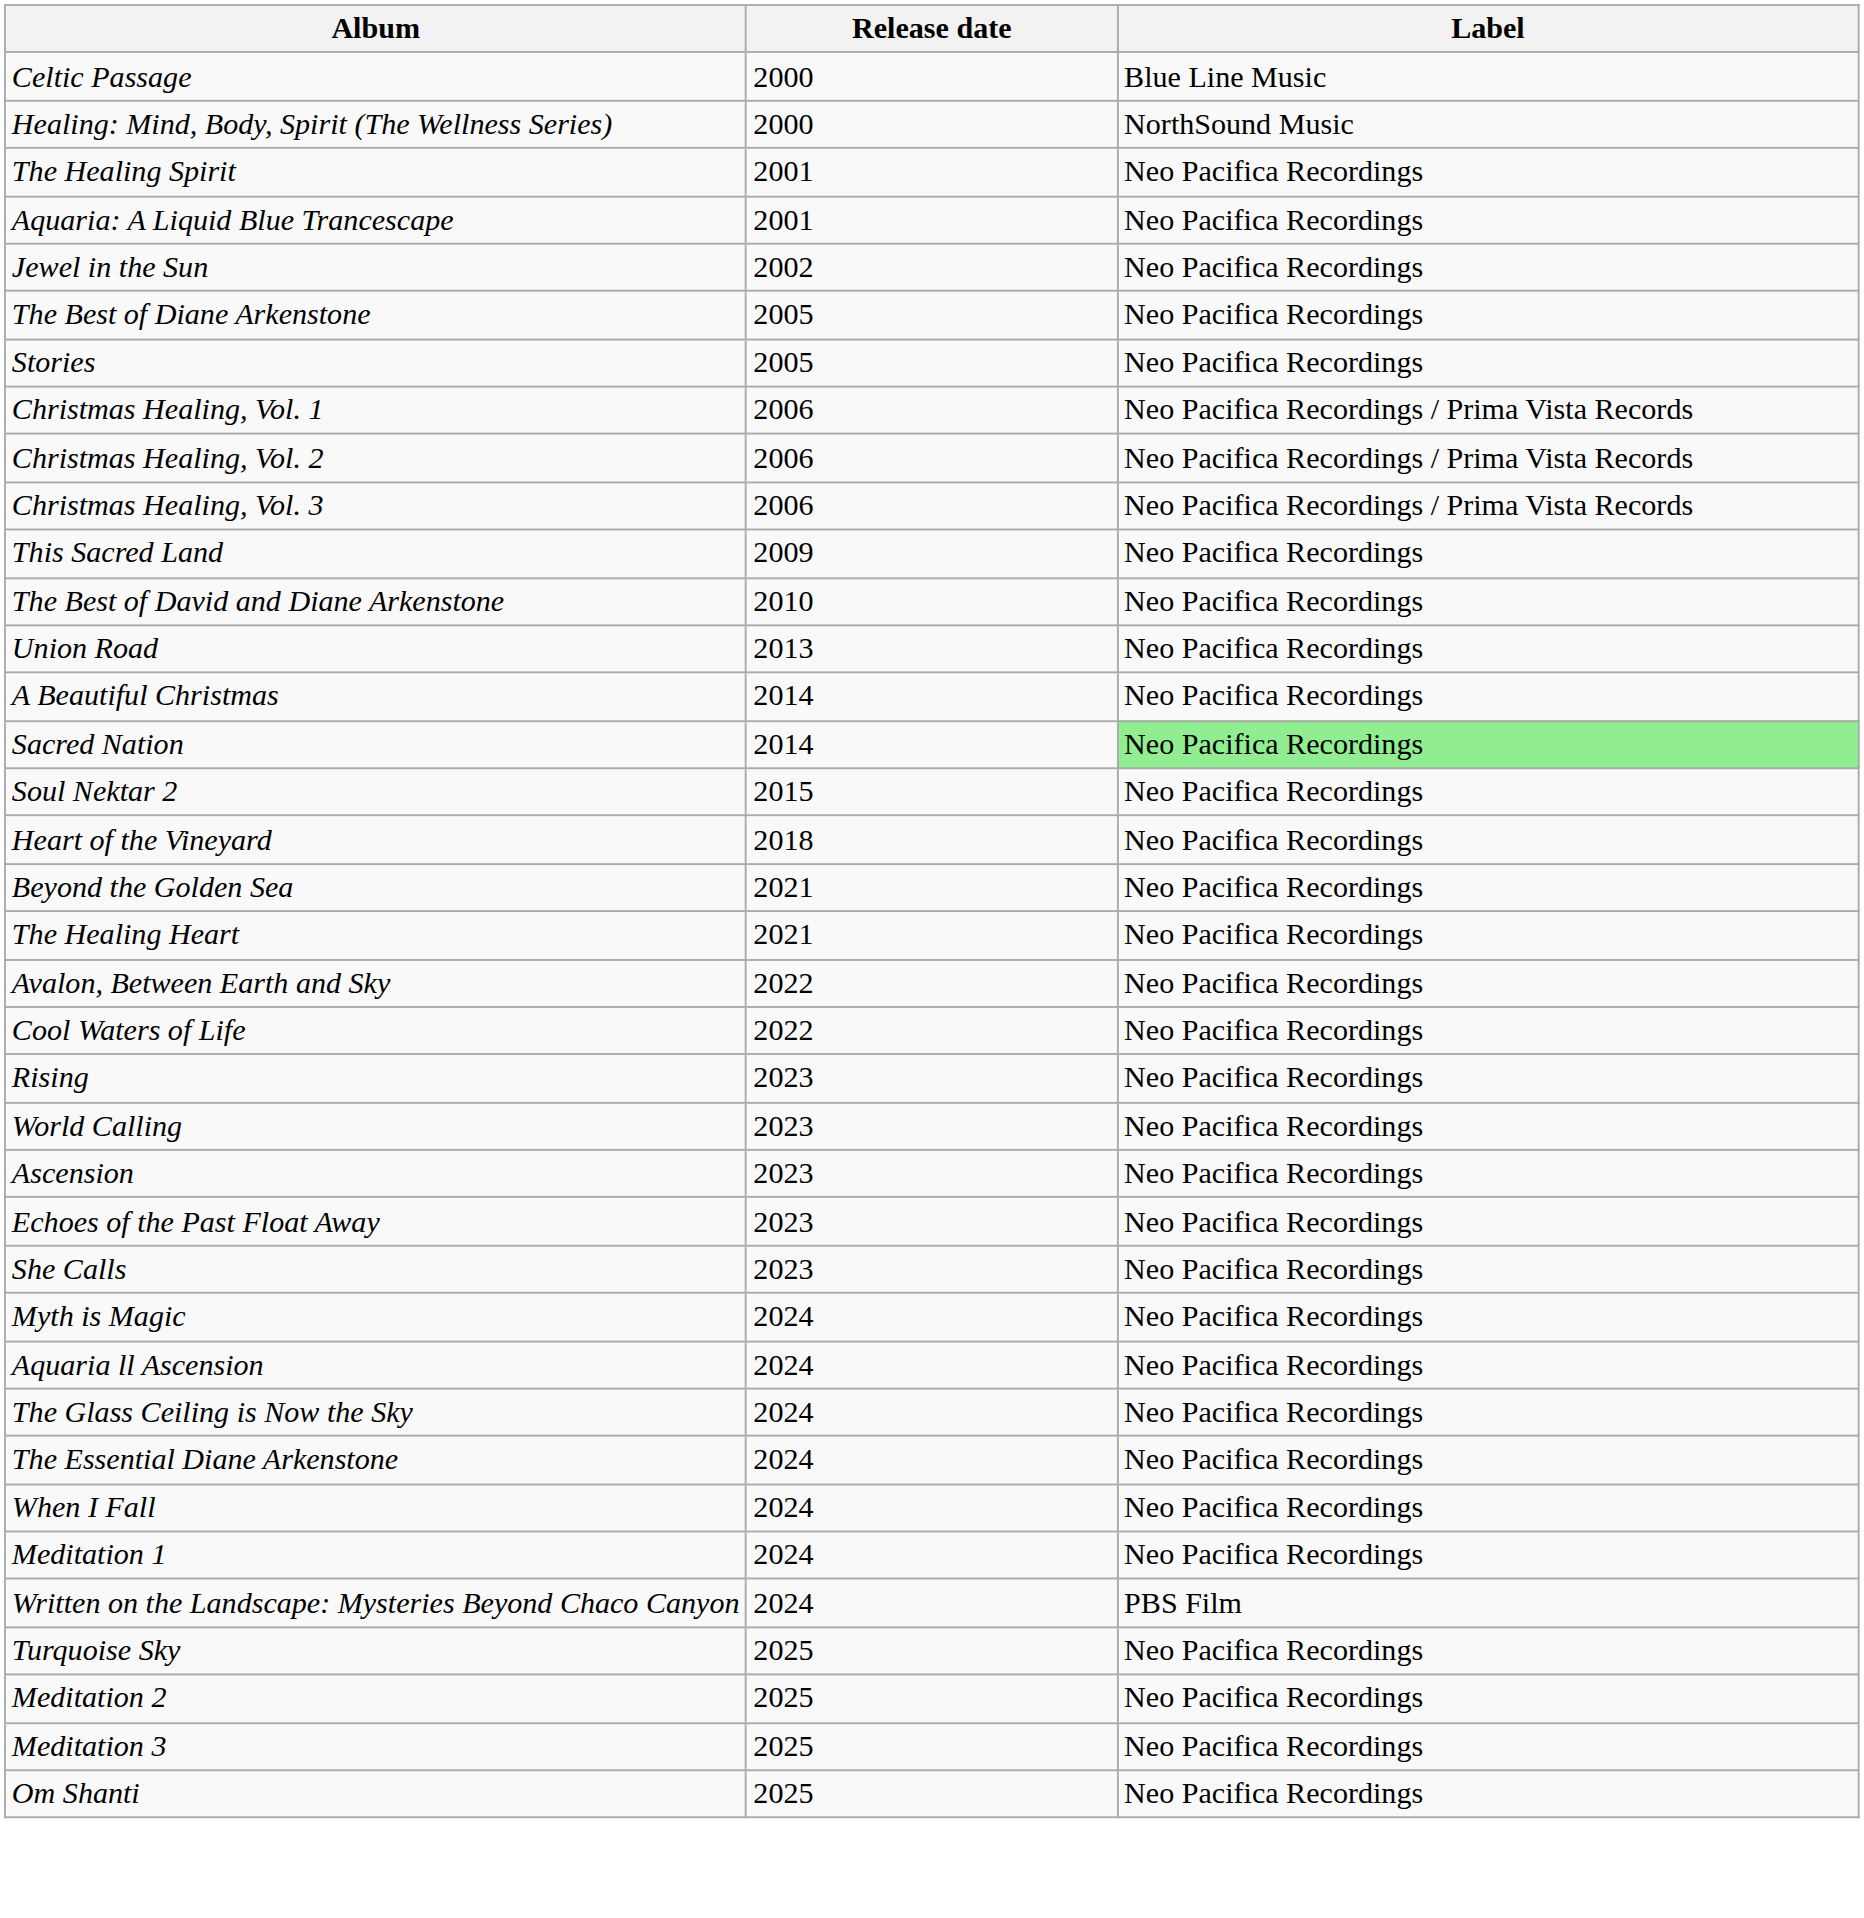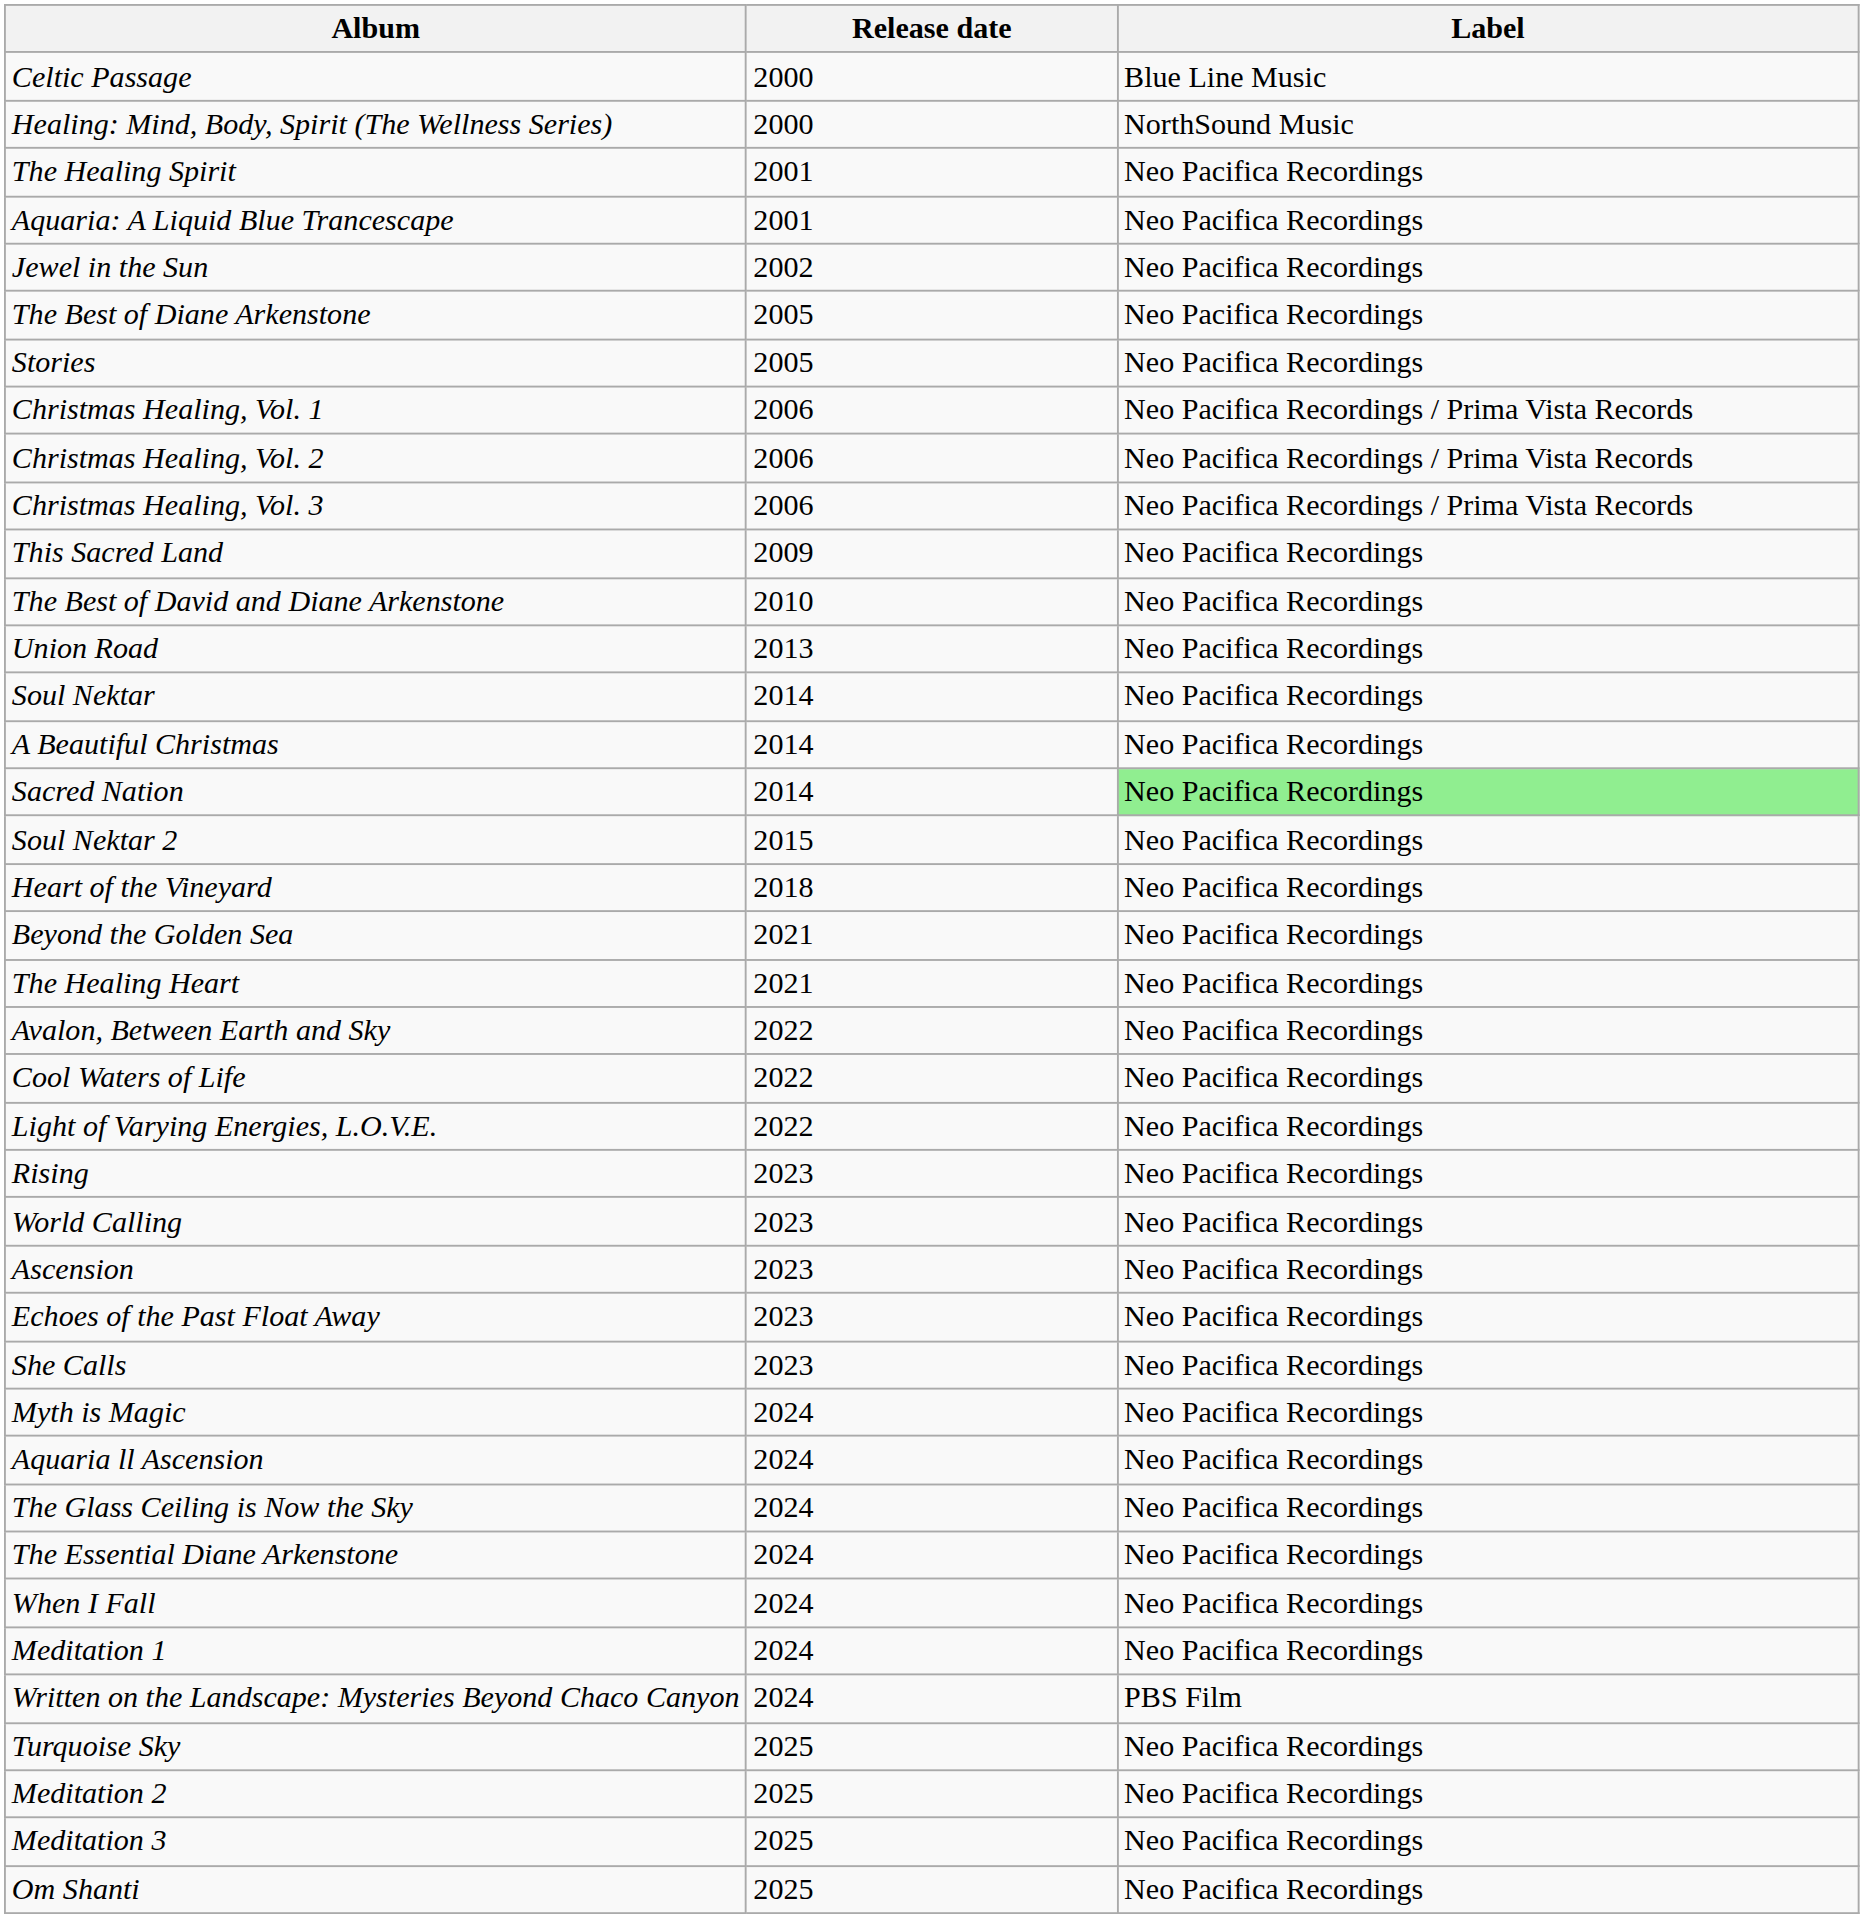+ row: (83, 696)
+ row: (225, 1125)
